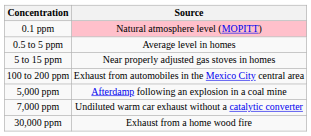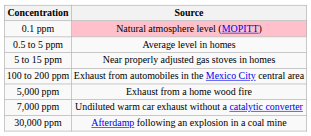(189, 91) Afterdamp following an explosion in a coal mine -> (189, 91) Exhaust from a home wood fire
(189, 123) Exhaust from a home wood fire -> (189, 123) Afterdamp following an explosion in a coal mine
